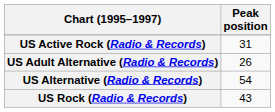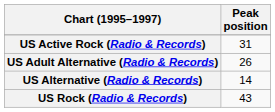(246, 80) 54 -> (246, 80) 14
